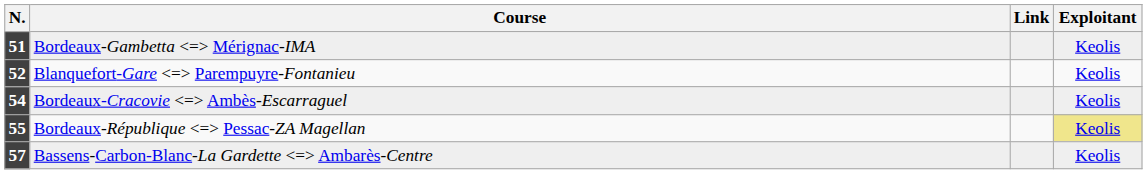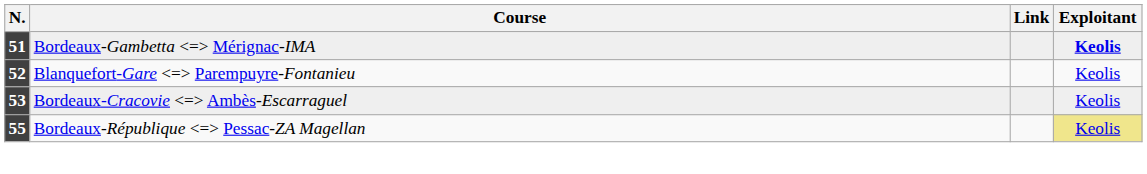(1098, 45) normal -> (1098, 45) bold
(17, 100) 54 -> (17, 100) 53
- row: (233, 155)
